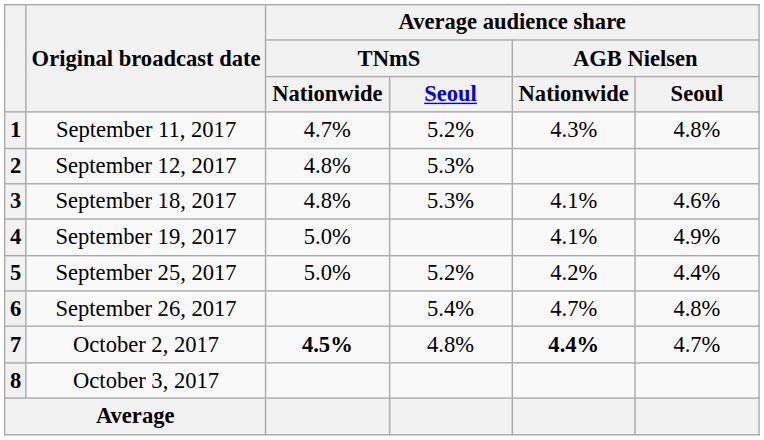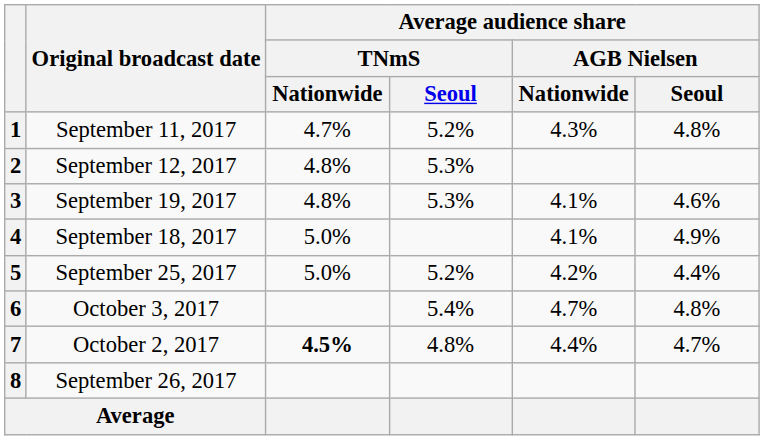(146, 201) September 18, 2017 -> (146, 201) September 19, 2017
(146, 237) September 19, 2017 -> (146, 237) September 18, 2017
(146, 308) September 26, 2017 -> (146, 308) October 3, 2017
(574, 344) bold -> (574, 344) normal
(146, 380) October 3, 2017 -> (146, 380) September 26, 2017
